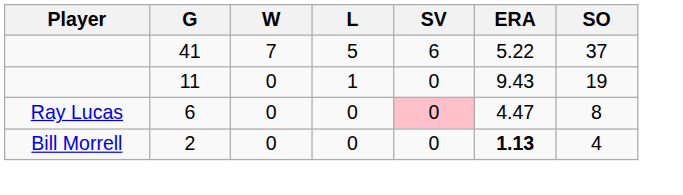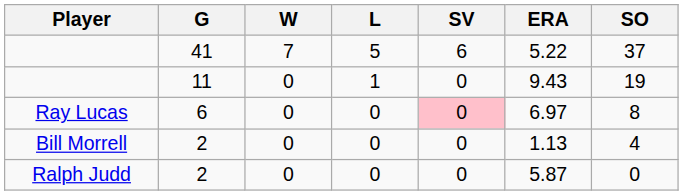(515, 112) 4.47 -> (548, 112) 6.97
(515, 143) bold -> (548, 143) normal
+ row: (82, 174)
